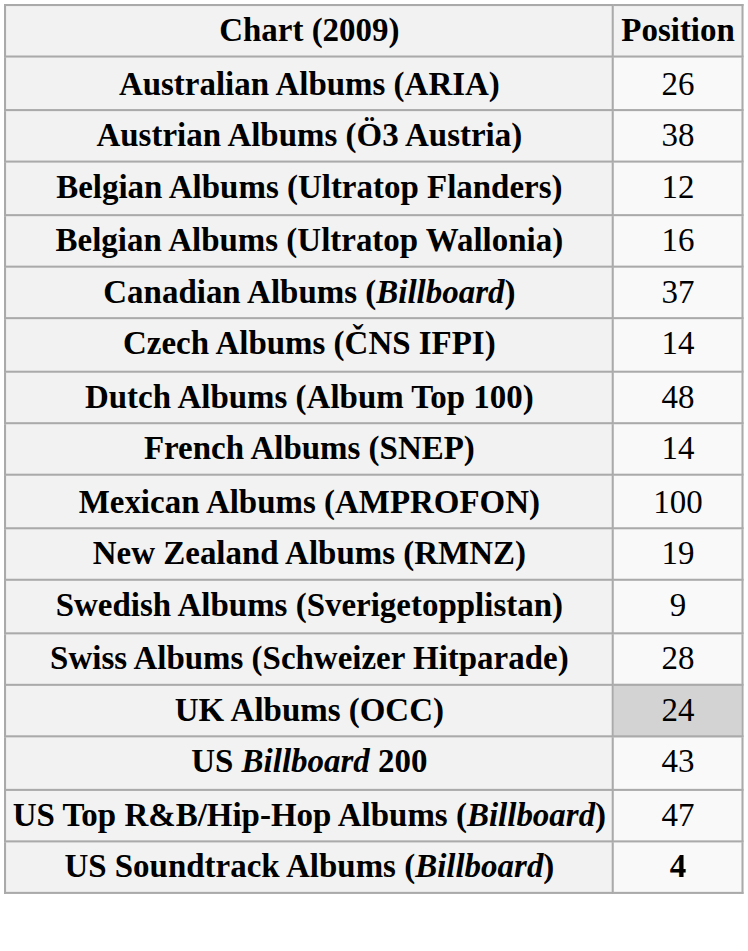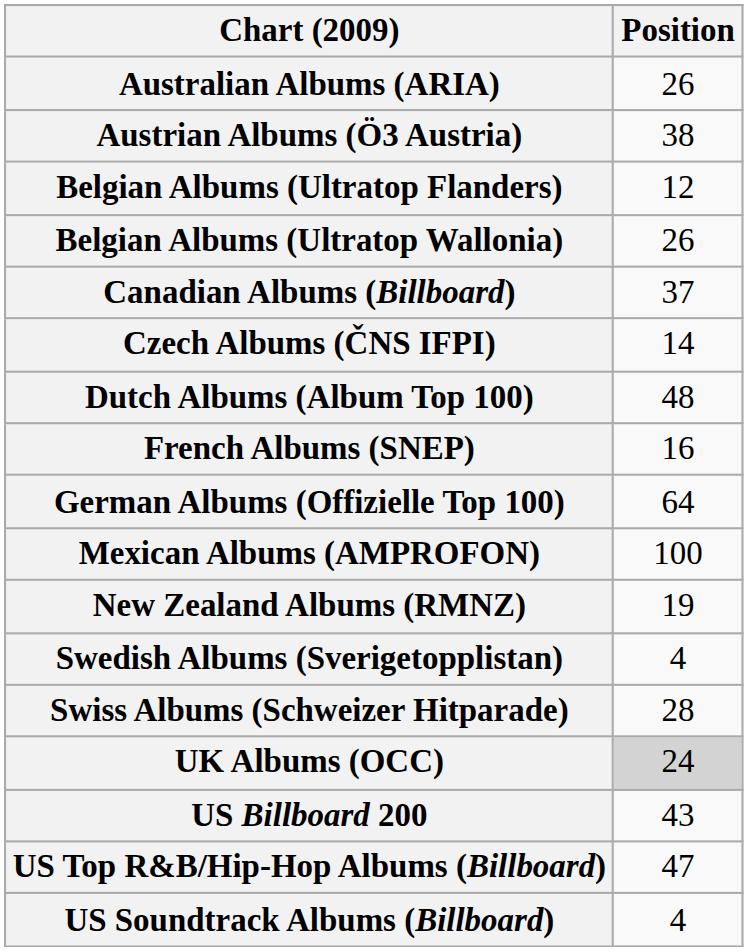(678, 239) 16 -> (678, 239) 26
(678, 448) 14 -> (678, 448) 16
+ row: (309, 501)
(678, 605) 9 -> (678, 657) 4
(678, 866) bold -> (678, 919) normal
